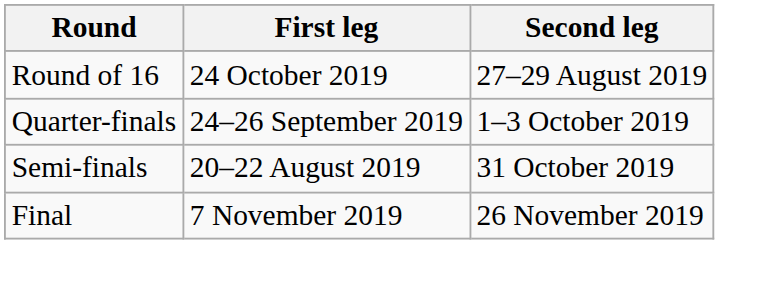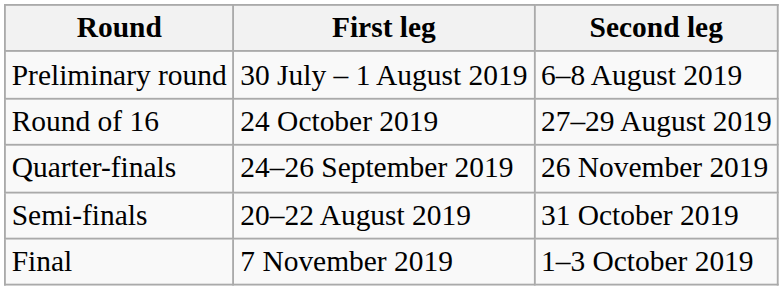+ row: (119, 74)
(583, 121) 1–3 October 2019 -> (655, 167) 26 November 2019
(590, 214) 26 November 2019 -> (647, 261) 1–3 October 2019
